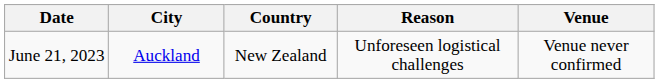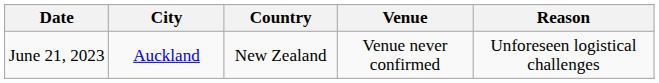columns swapped: (586, 18) <-> (428, 18)
